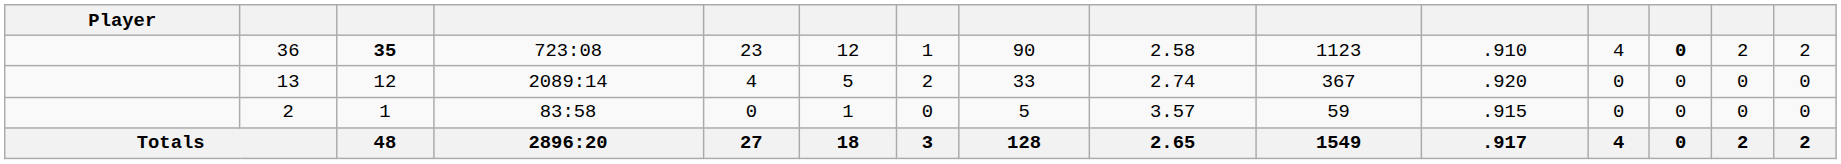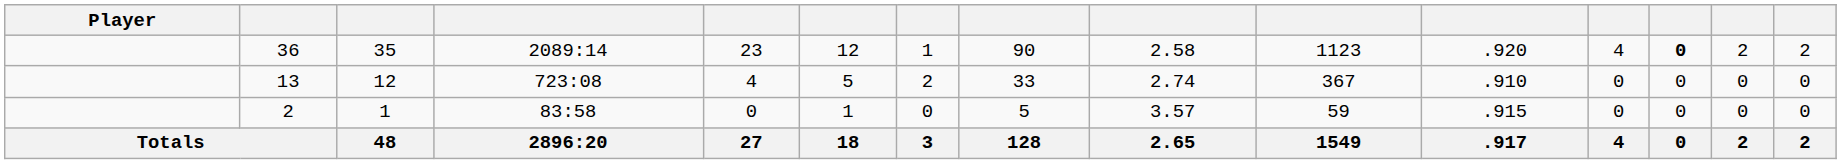(385, 51) bold -> (385, 51) normal
(568, 51) 723:08 -> (568, 51) 2089:14
(1505, 51) .910 -> (1505, 51) .920
(568, 82) 2089:14 -> (568, 82) 723:08
(1505, 82) .920 -> (1505, 82) .910
